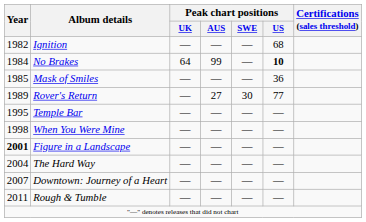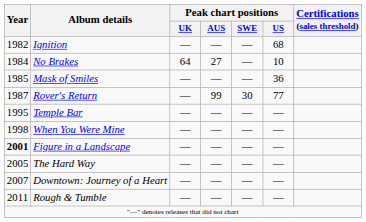(216, 61) 99 -> (216, 61) 27
(278, 61) bold -> (278, 61) normal
(18, 95) 1989 -> (18, 95) 1987
(216, 95) 27 -> (216, 95) 99
(18, 163) 2004 -> (18, 163) 2005
